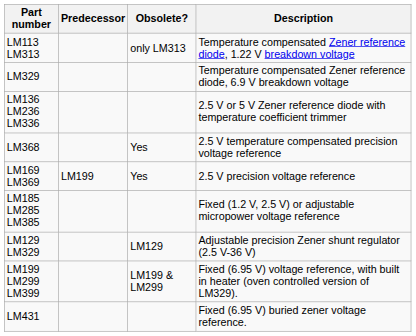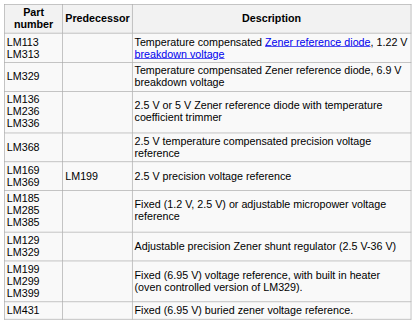- column: (162, 19)
